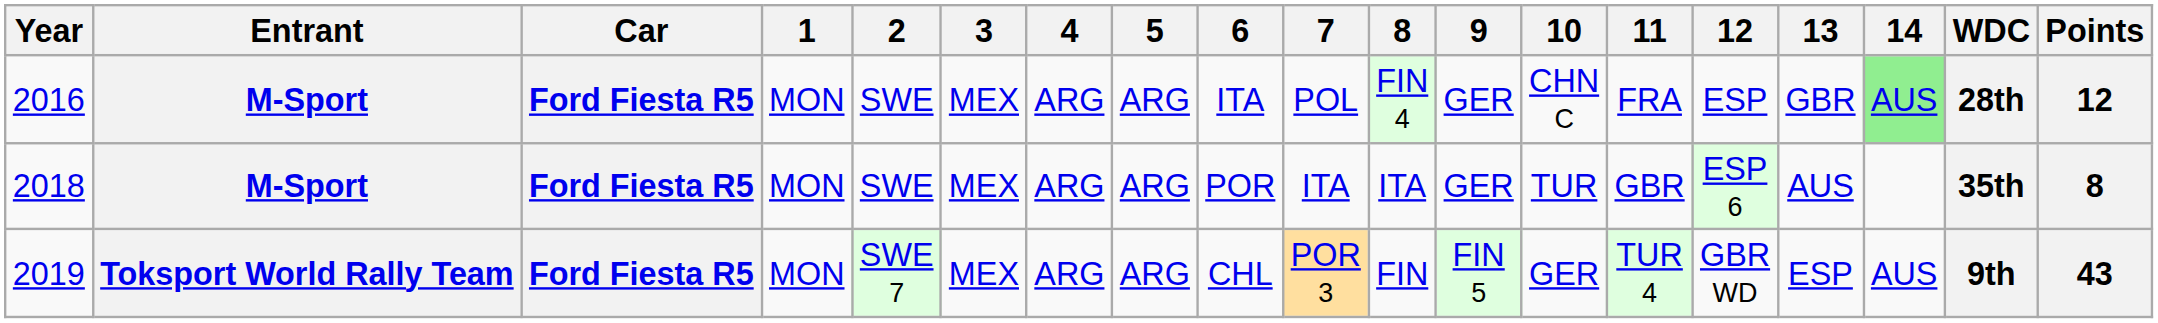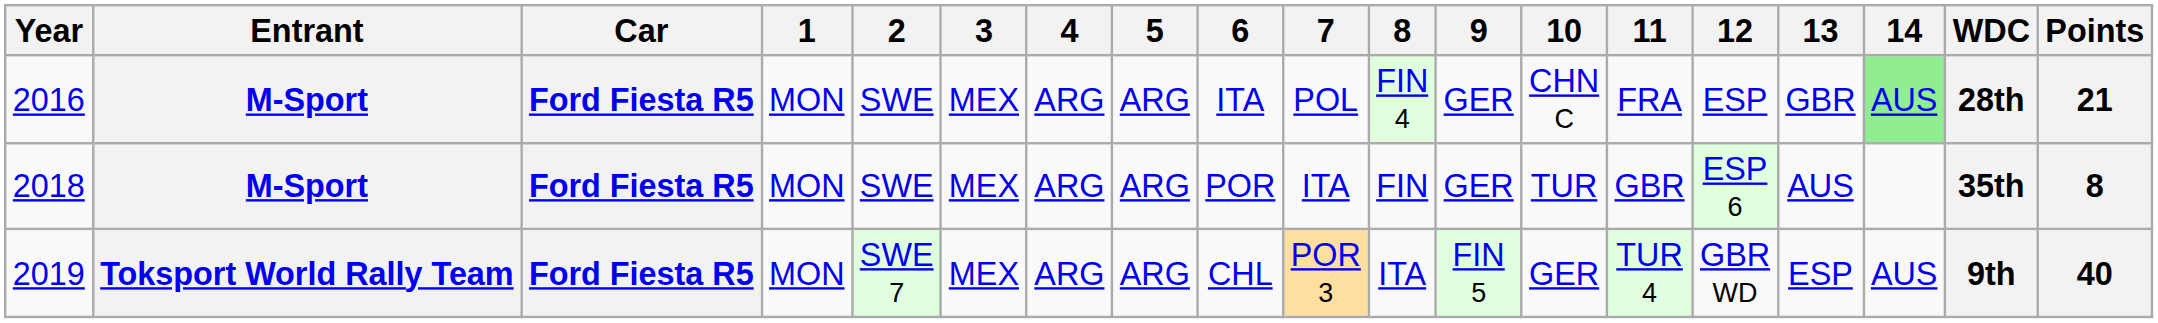(2095, 99) 12 -> (2095, 99) 21
(1402, 186) ITA -> (1402, 186) FIN
(1402, 273) FIN -> (1402, 273) ITA
(2095, 273) 43 -> (2095, 273) 40
